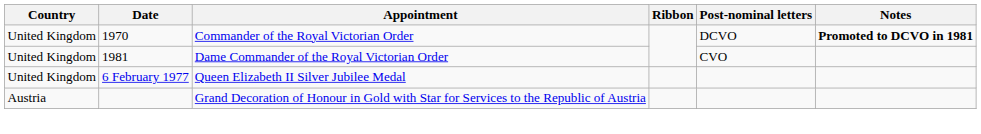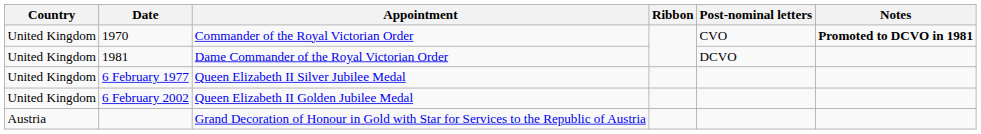(718, 35) DCVO -> (713, 35) CVO
(713, 56) CVO -> (718, 56) DCVO
+ row: (304, 98)
